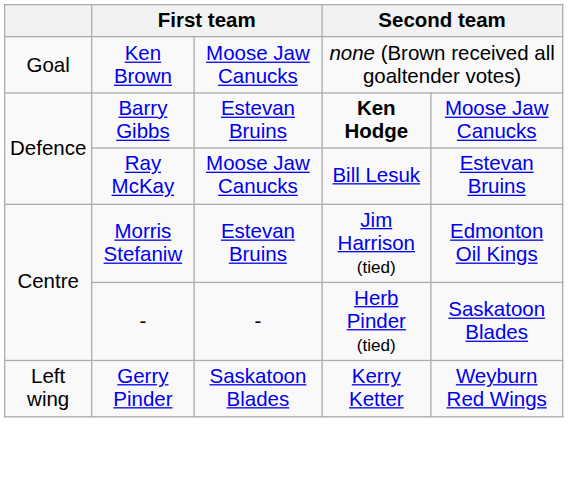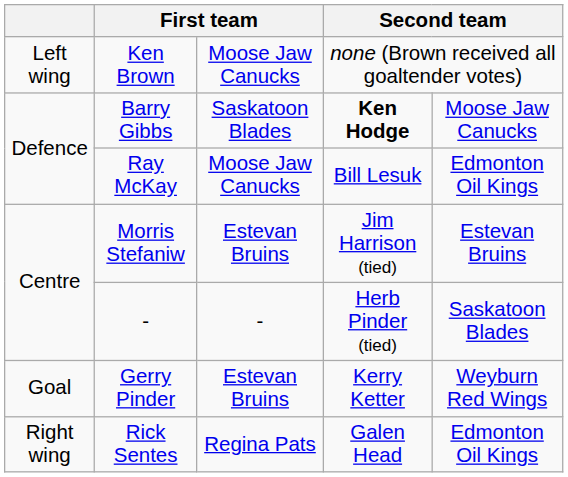(48, 64) Goal -> (50, 64) Left wing
(258, 120) Estevan Bruins -> (260, 120) Saskatoon Blades
(497, 175) Estevan Bruins -> (497, 175) Edmonton Oil Kings
(497, 242) Edmonton Oil Kings -> (497, 242) Estevan Bruins
(48, 388) Left wing -> (50, 388) Goal
(258, 388) Saskatoon Blades -> (260, 388) Estevan Bruins
+ row: (146, 443)
